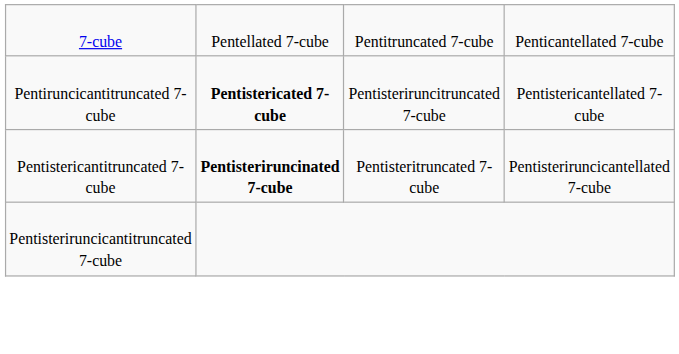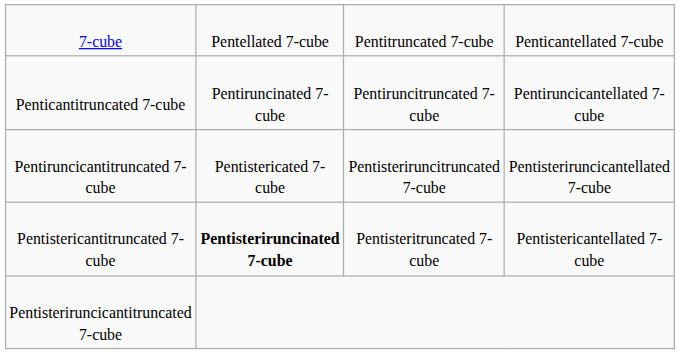+ row: (101, 104)
(270, 103) bold -> (270, 177) normal
(589, 104) Pentistericantellated 7-cube -> (589, 177) Pentisteriruncicantellated 7-cube
(589, 177) Pentisteriruncicantellated 7-cube -> (589, 250) Pentistericantellated 7-cube
